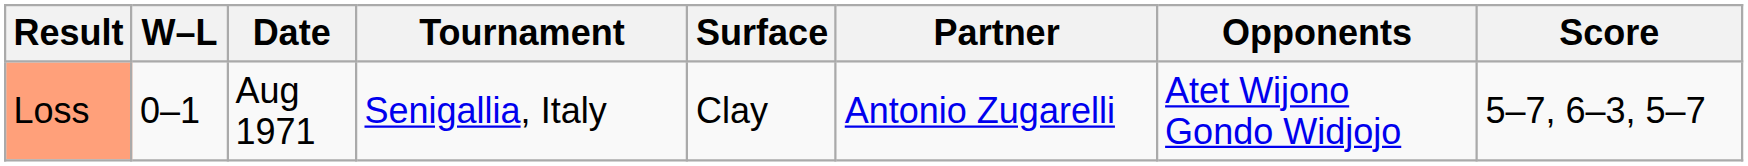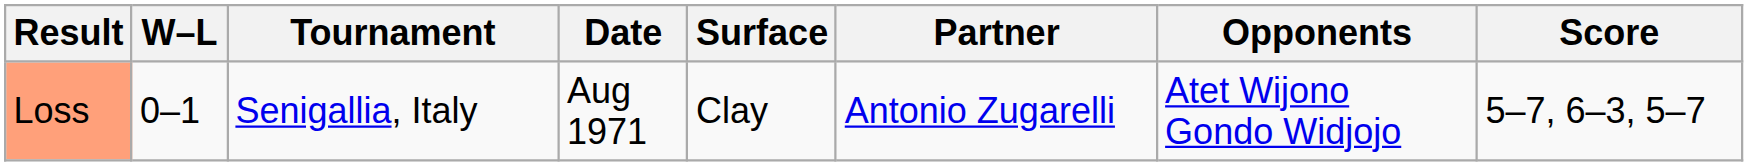columns swapped: (292, 33) <-> (522, 33)
